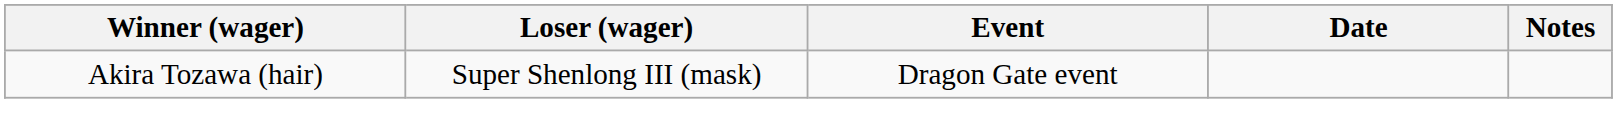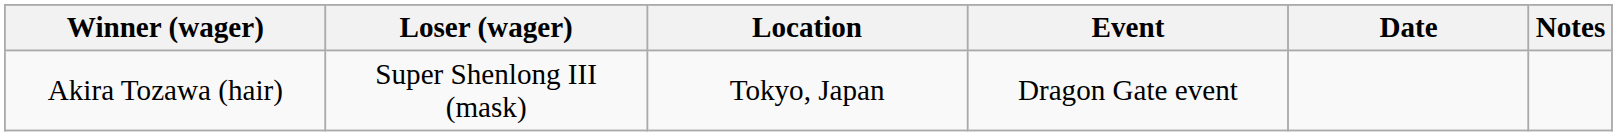+ column: (807, 27)
